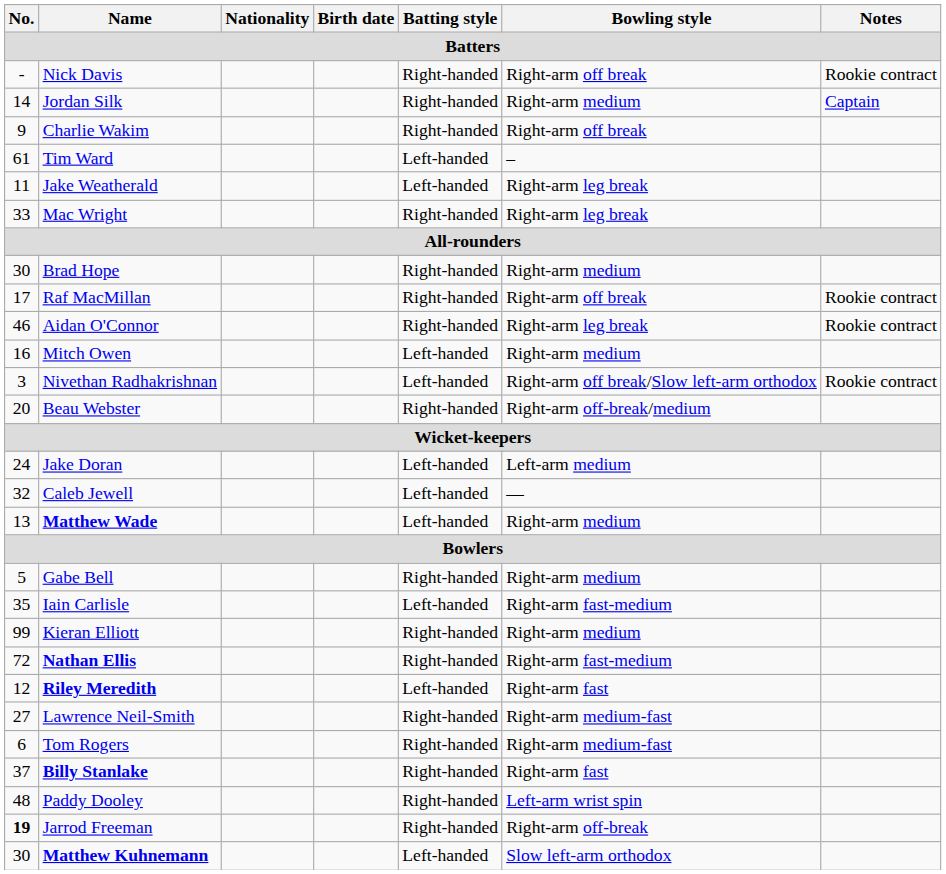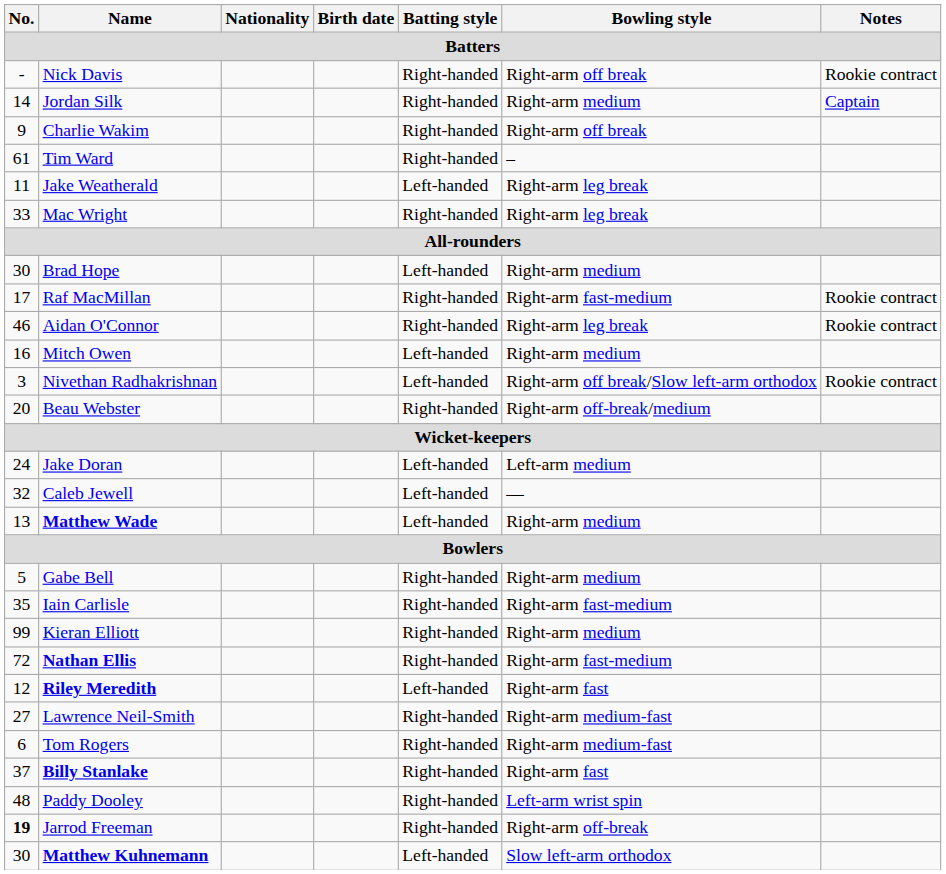(445, 158) Left-handed -> (450, 158) Right-handed
(450, 269) Right-handed -> (445, 269) Left-handed
(576, 297) Right-arm off break -> (589, 297) Right-arm fast-medium
(445, 604) Left-handed -> (450, 604) Right-handed
